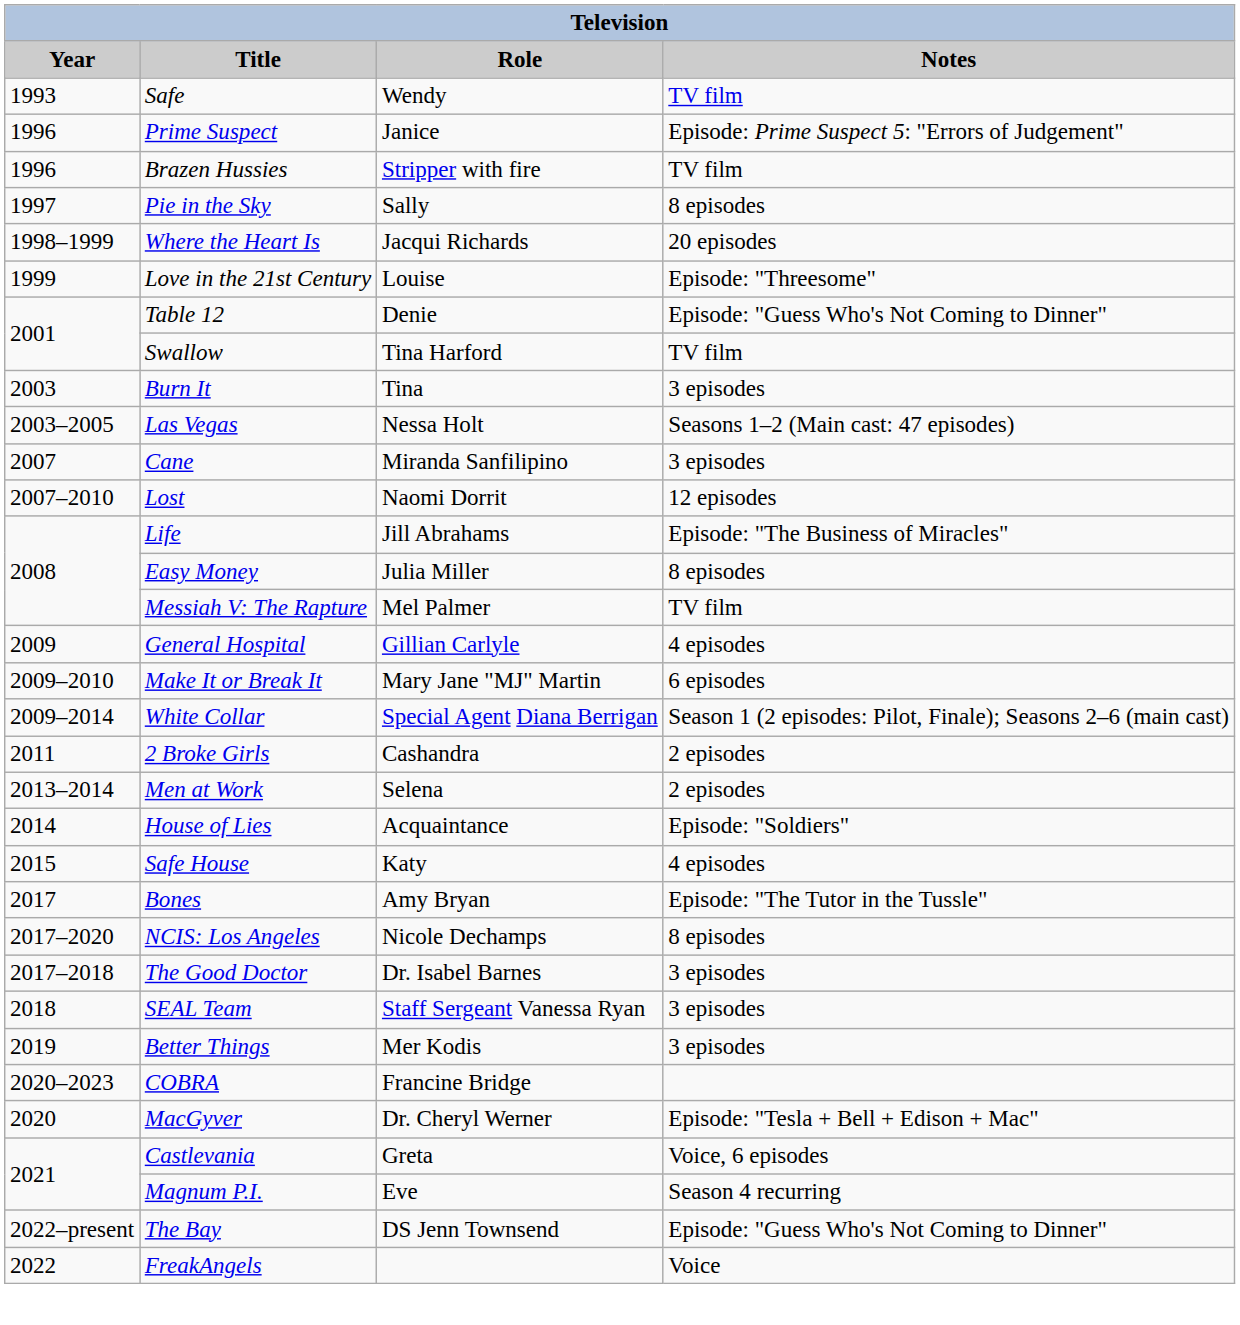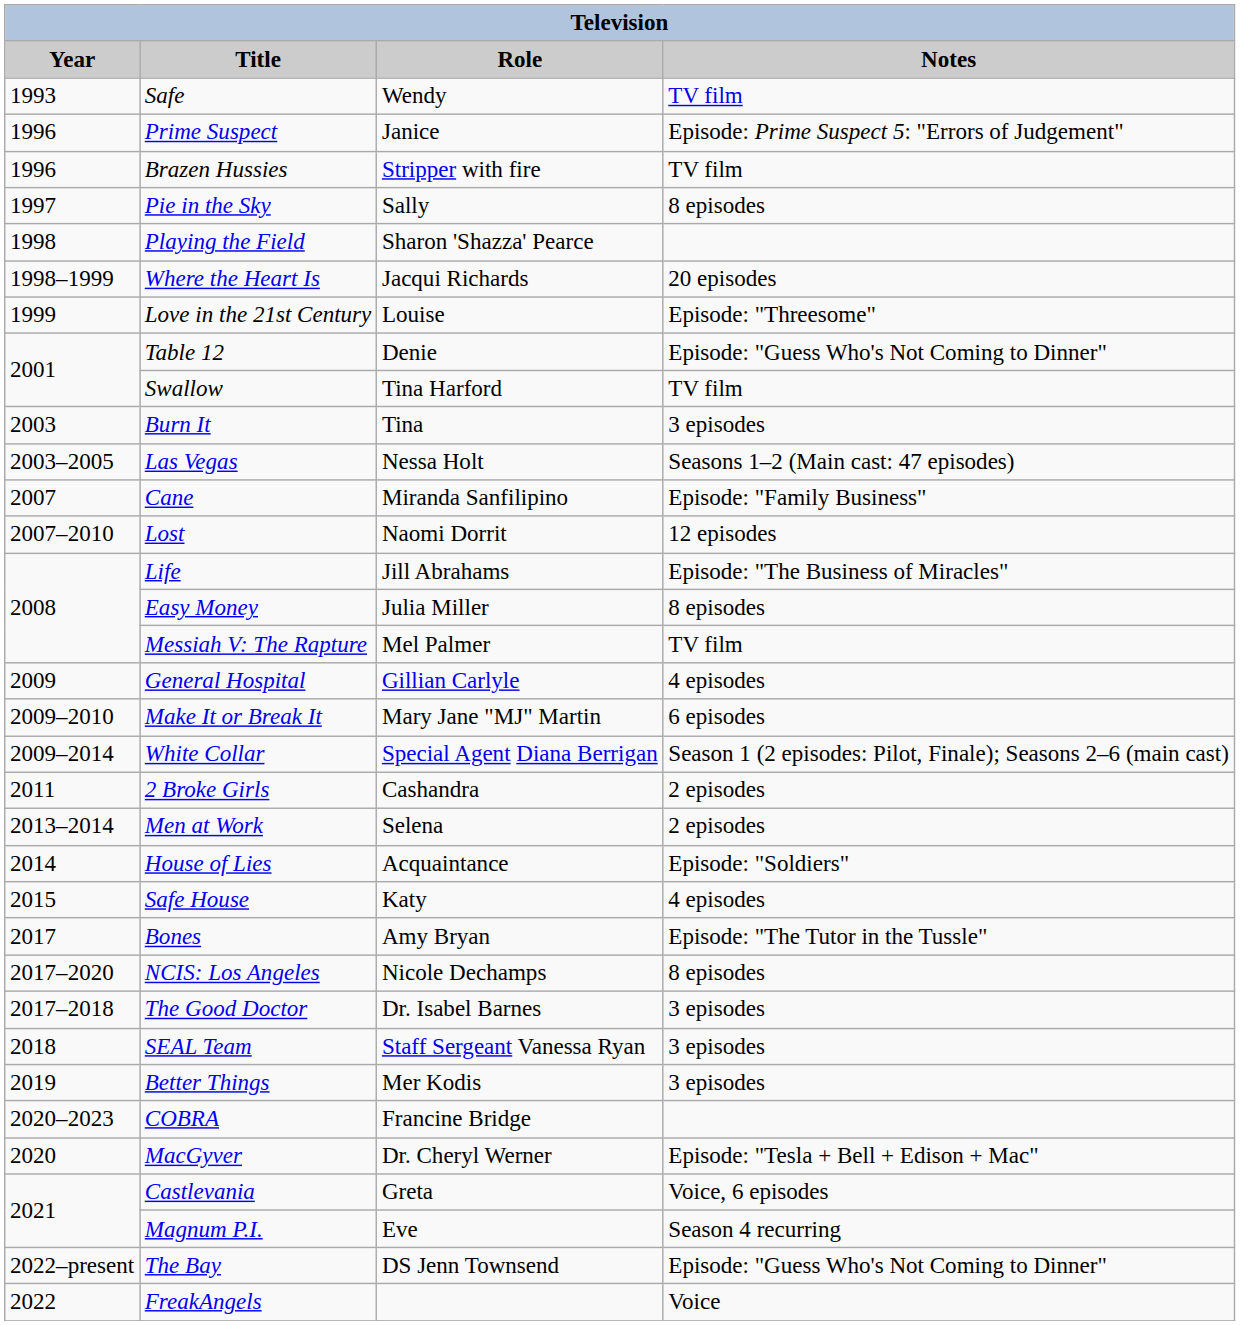+ row: (225, 242)
(717, 461) 3 episodes -> (797, 497) Episode: "Family Business"
